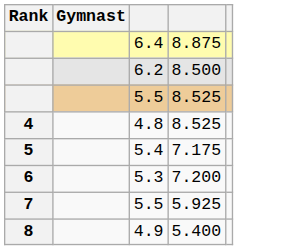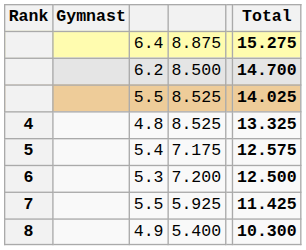+ column: (267, 18)
